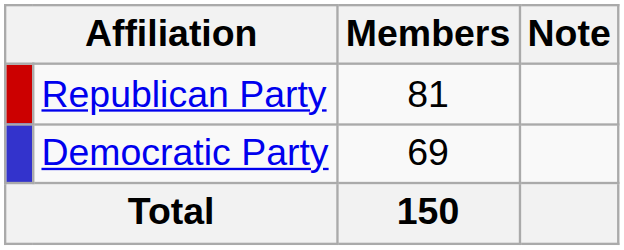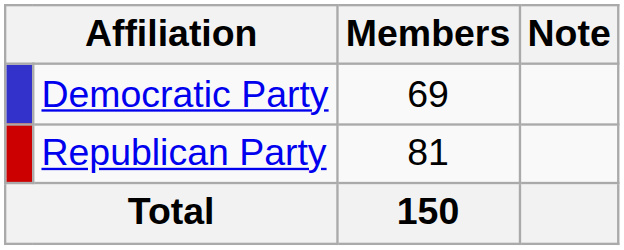rows swapped: (184, 93) <-> (185, 152)
